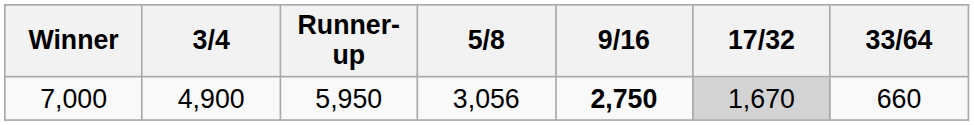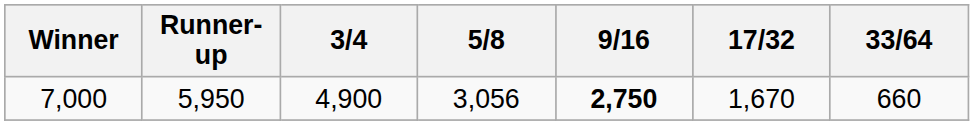columns swapped: (349, 40) <-> (211, 40)
(761, 98) lightgrey background -> (761, 98) no background
